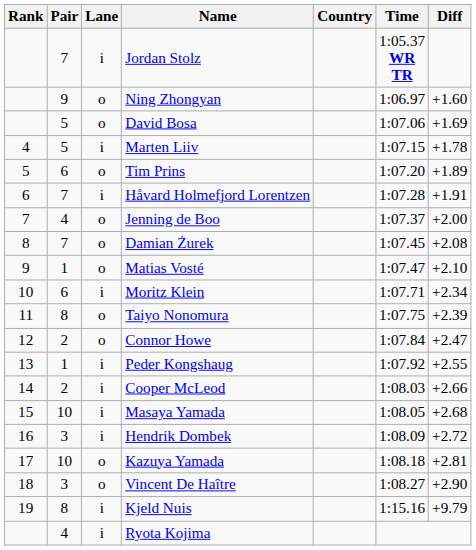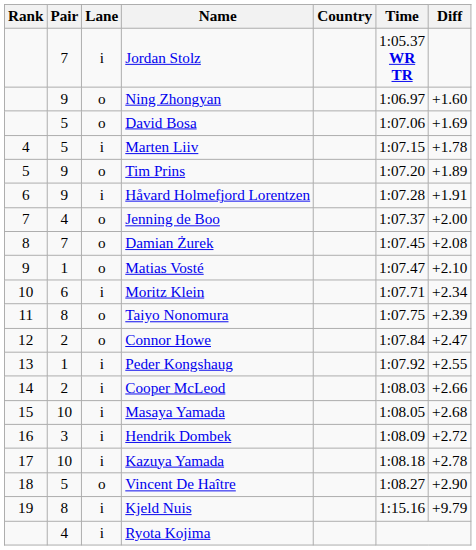(64, 171) 6 -> (64, 171) 9
(64, 195) 7 -> (64, 195) 9
(102, 460) o -> (102, 460) i
(450, 460) +2.81 -> (450, 460) +2.78
(64, 484) 3 -> (64, 484) 5
